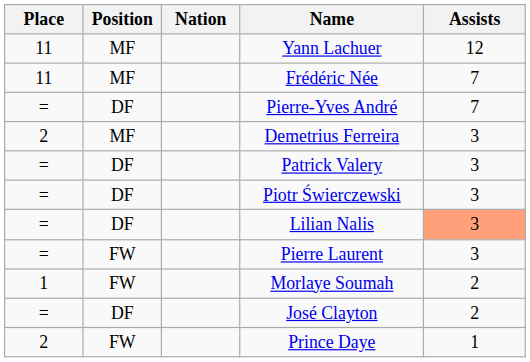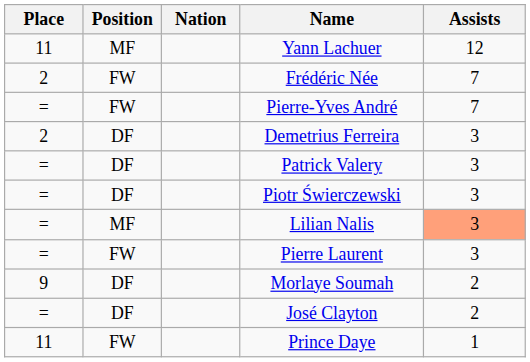(44, 77) 11 -> (44, 77) 2
(122, 77) MF -> (122, 77) FW
(122, 107) DF -> (122, 107) FW
(122, 136) MF -> (122, 136) DF
(122, 224) DF -> (122, 224) MF
(44, 283) 1 -> (44, 283) 9
(122, 283) FW -> (122, 283) DF
(44, 341) 2 -> (44, 341) 11
